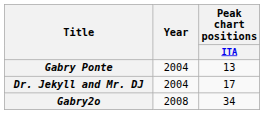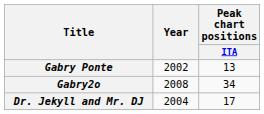(176, 68) 2004 -> (176, 68) 2002
rows swapped: (79, 84) <-> (79, 101)
